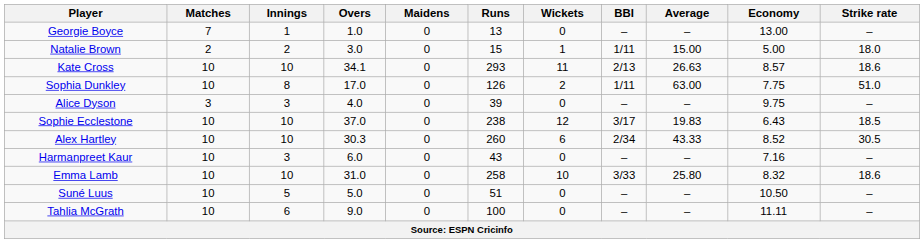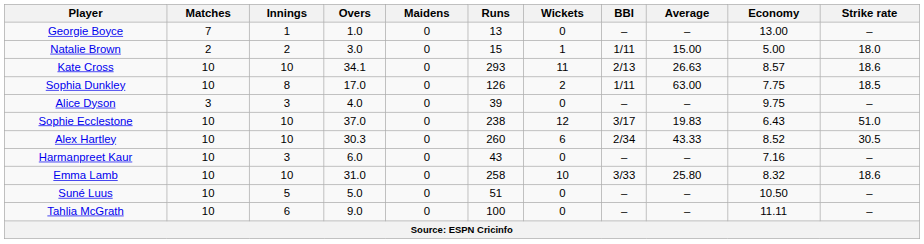(870, 85) 51.0 -> (870, 85) 18.5
(870, 121) 18.5 -> (870, 121) 51.0
